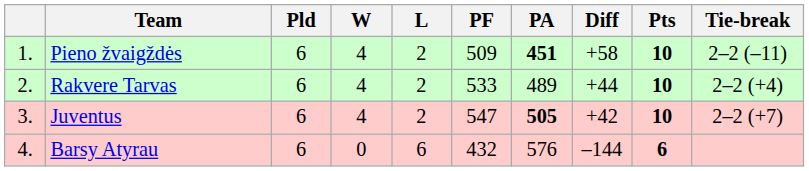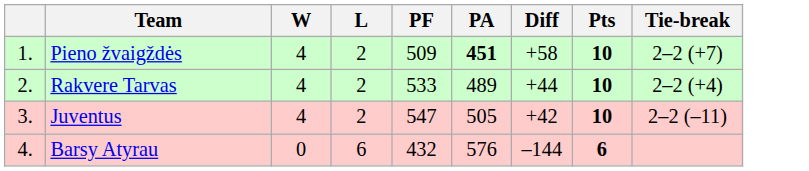- column: (301, 20)
(748, 52) 2–2 (–11) -> (687, 52) 2–2 (+7)
(542, 117) bold -> (482, 117) normal
(748, 117) 2–2 (+7) -> (687, 117) 2–2 (–11)
